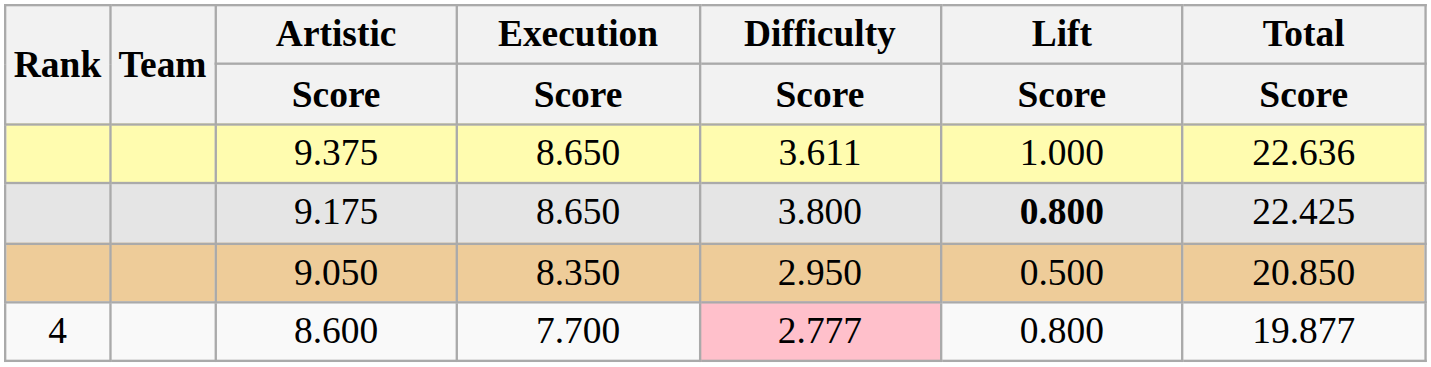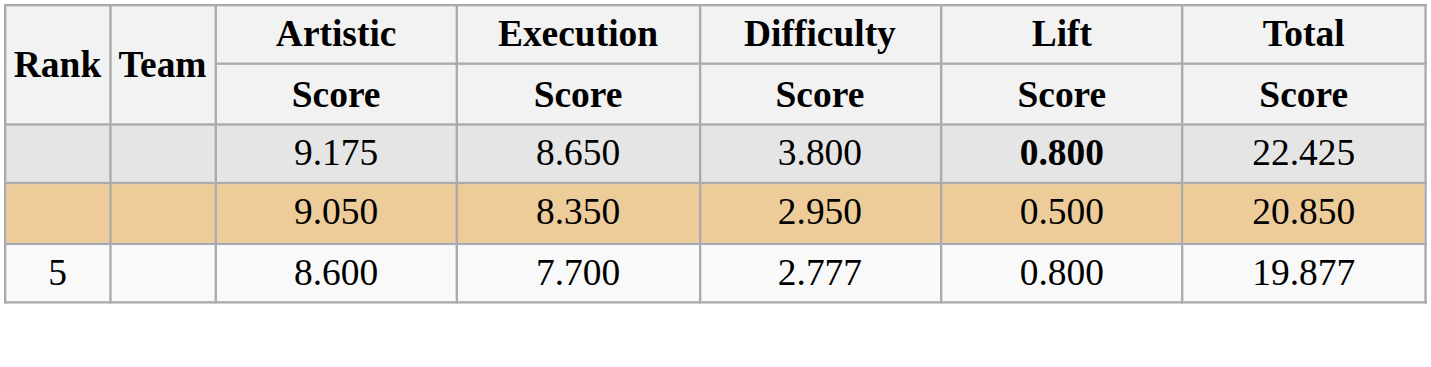- row: (336, 152)
(57, 331) 4 -> (57, 271) 5
(820, 331) pink background -> (820, 271) no background
